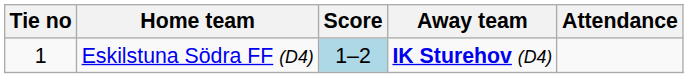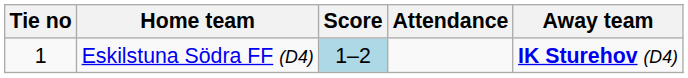columns swapped: (472, 21) <-> (620, 21)
